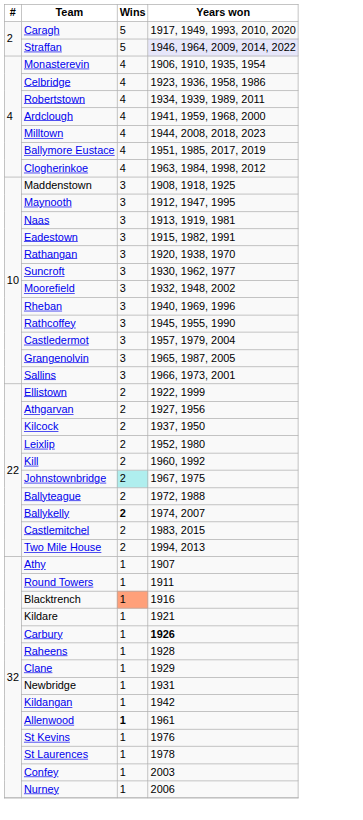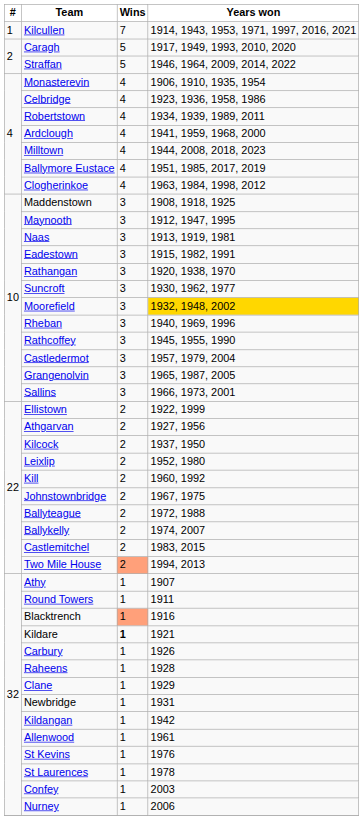+ row: (44, 30)
(223, 47) lavender background -> (223, 64) no background
(193, 289) no background -> (193, 306) gold background
(123, 479) paleturquoise background -> (123, 496) no background
(123, 513) bold -> (123, 530) normal
(123, 548) no background -> (123, 565) lightsalmon background
(123, 617) normal -> (123, 634) bold
(163, 634) bold -> (163, 651) normal
(123, 720) bold -> (123, 737) normal
